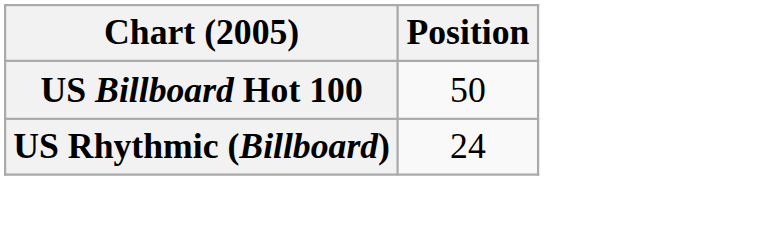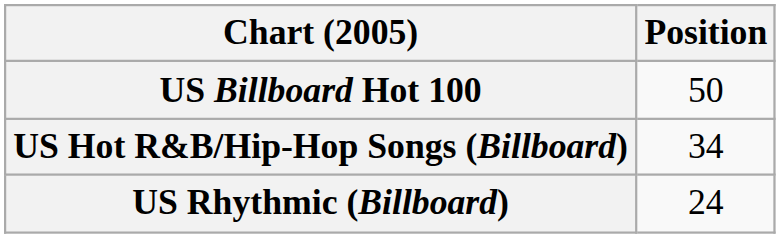+ row: (321, 145)
